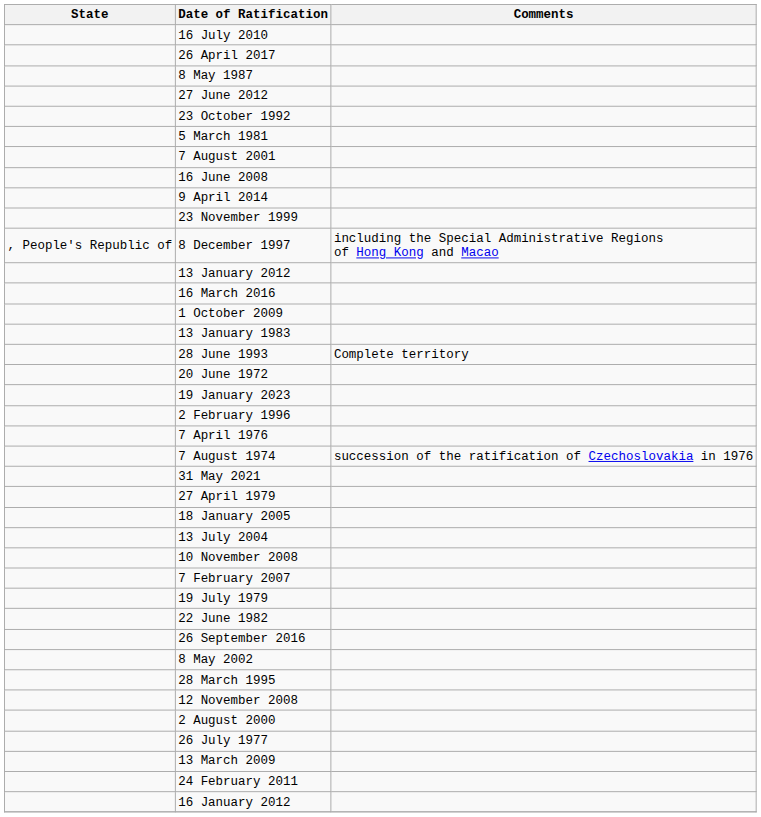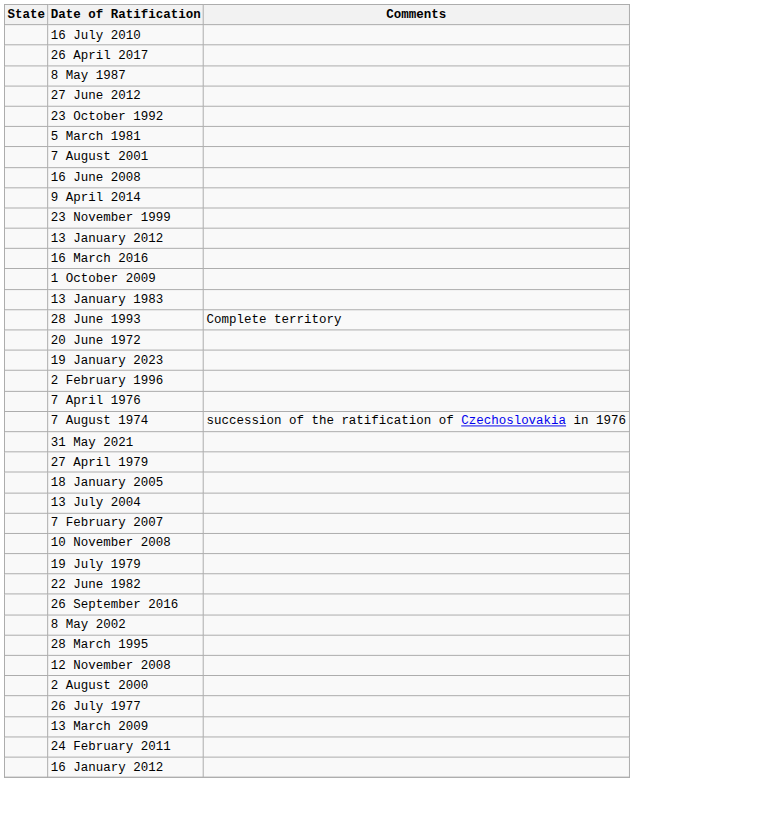- row: (234, 246)
rows swapped: (238, 558) <-> (234, 578)
